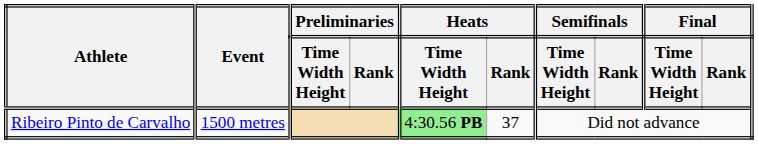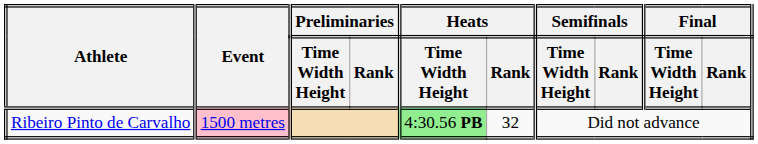(243, 123) no background -> (243, 123) pink background
(510, 123) 37 -> (510, 123) 32
